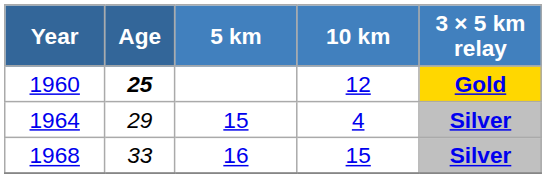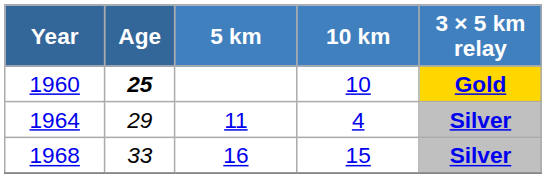(358, 84) 12 -> (358, 84) 10
(236, 120) 15 -> (236, 120) 11
